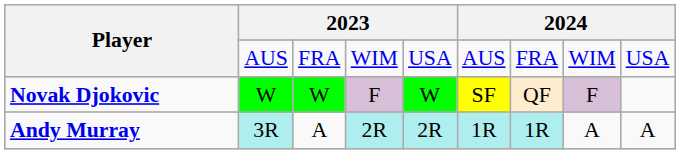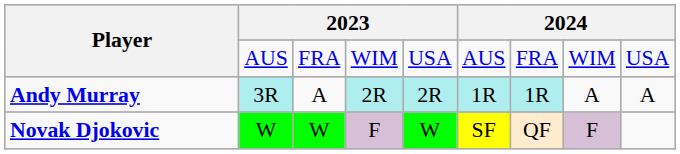rows swapped: (85, 93) <-> (75, 129)
